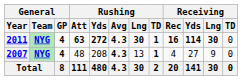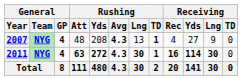rows swapped: (17, 54) <-> (17, 40)
